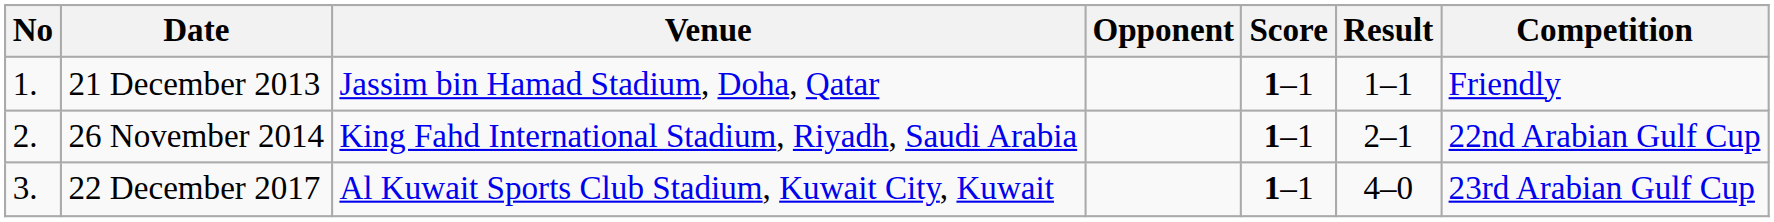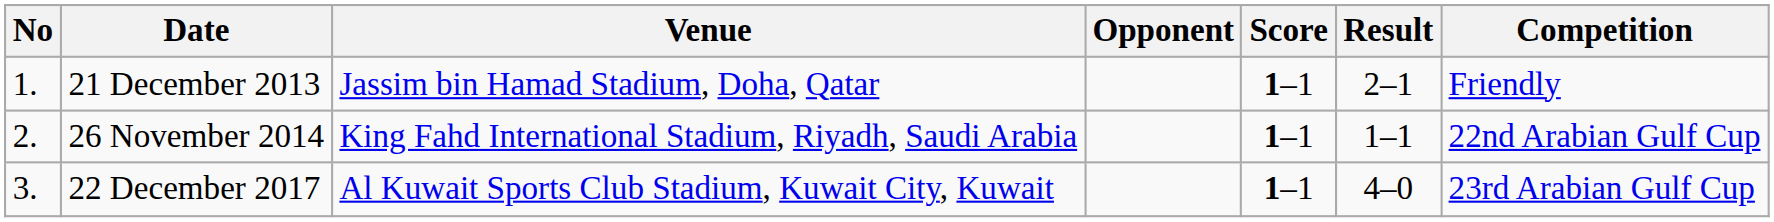(1388, 83) 1–1 -> (1388, 83) 2–1
(1388, 135) 2–1 -> (1388, 135) 1–1
